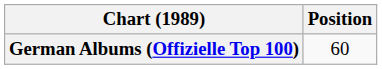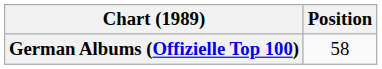(340, 49) 60 -> (340, 49) 58
